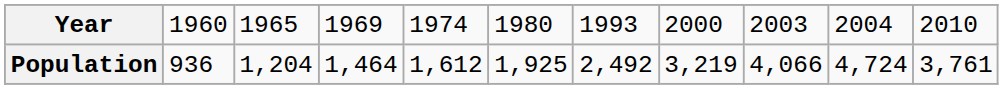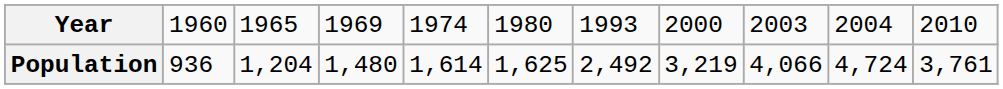(361, 65) 1,464 -> (361, 65) 1,480
(446, 65) 1,612 -> (446, 65) 1,614
(531, 65) 1,925 -> (531, 65) 1,625
